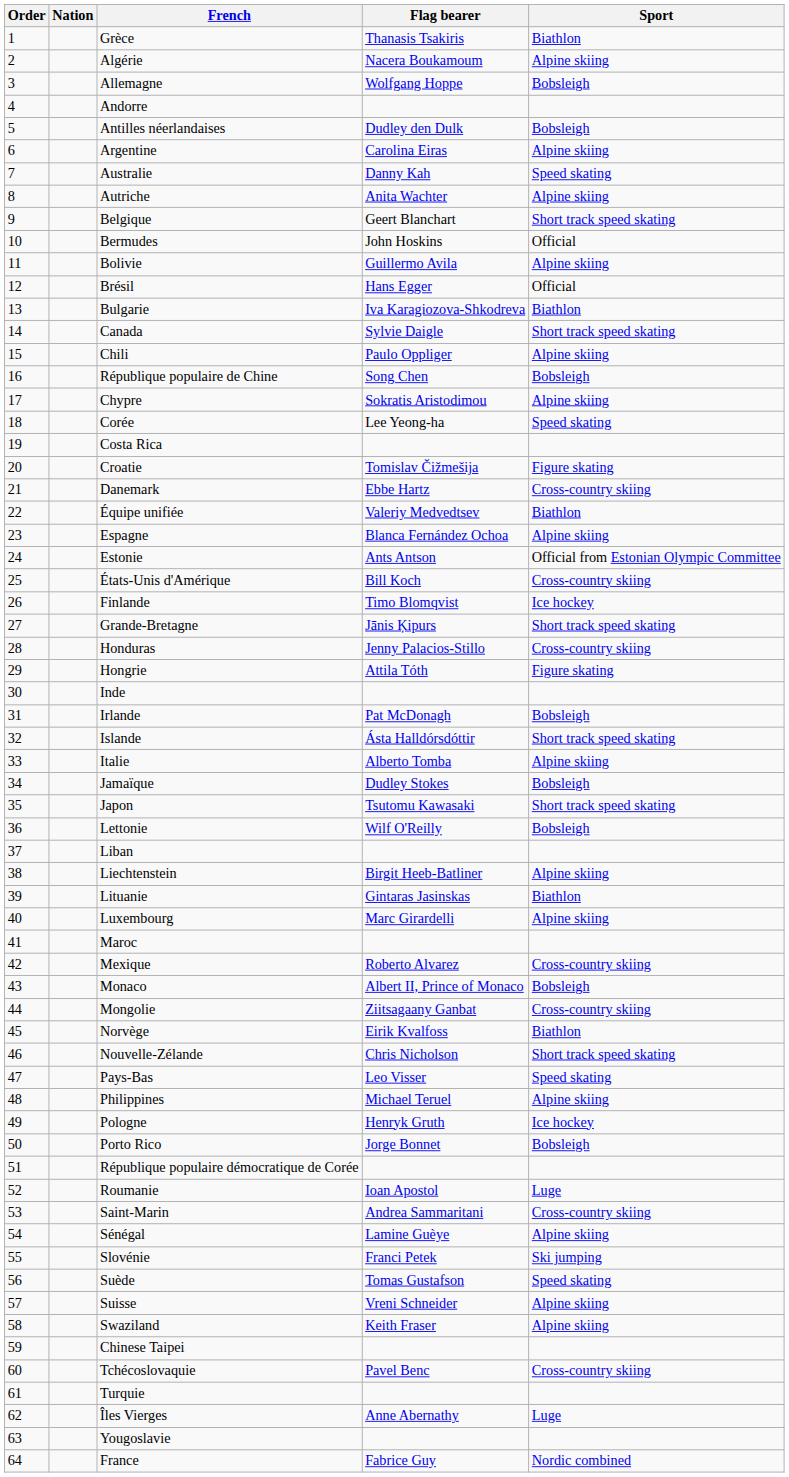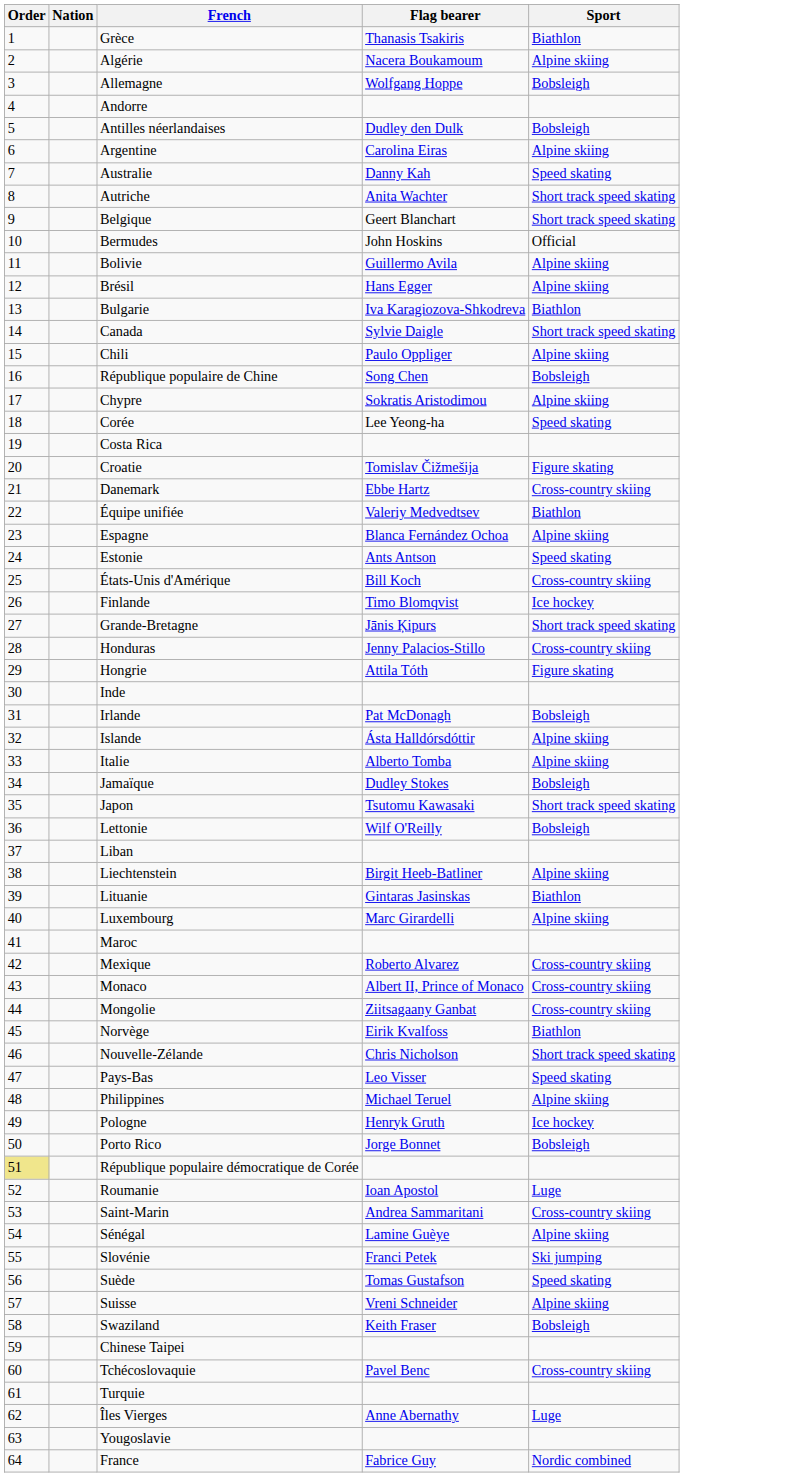(570, 196) Alpine skiing -> (604, 196) Short track speed skating
(554, 286) Official -> (570, 286) Alpine skiing
(656, 557) Official from Estonian Olympic Committee -> (572, 557) Speed skating
(604, 738) Short track speed skating -> (570, 738) Alpine skiing
(561, 986) Bobsleigh -> (591, 986) Cross-country skiing
(15, 1167) no background -> (15, 1167) khaki background
(570, 1325) Alpine skiing -> (561, 1325) Bobsleigh
